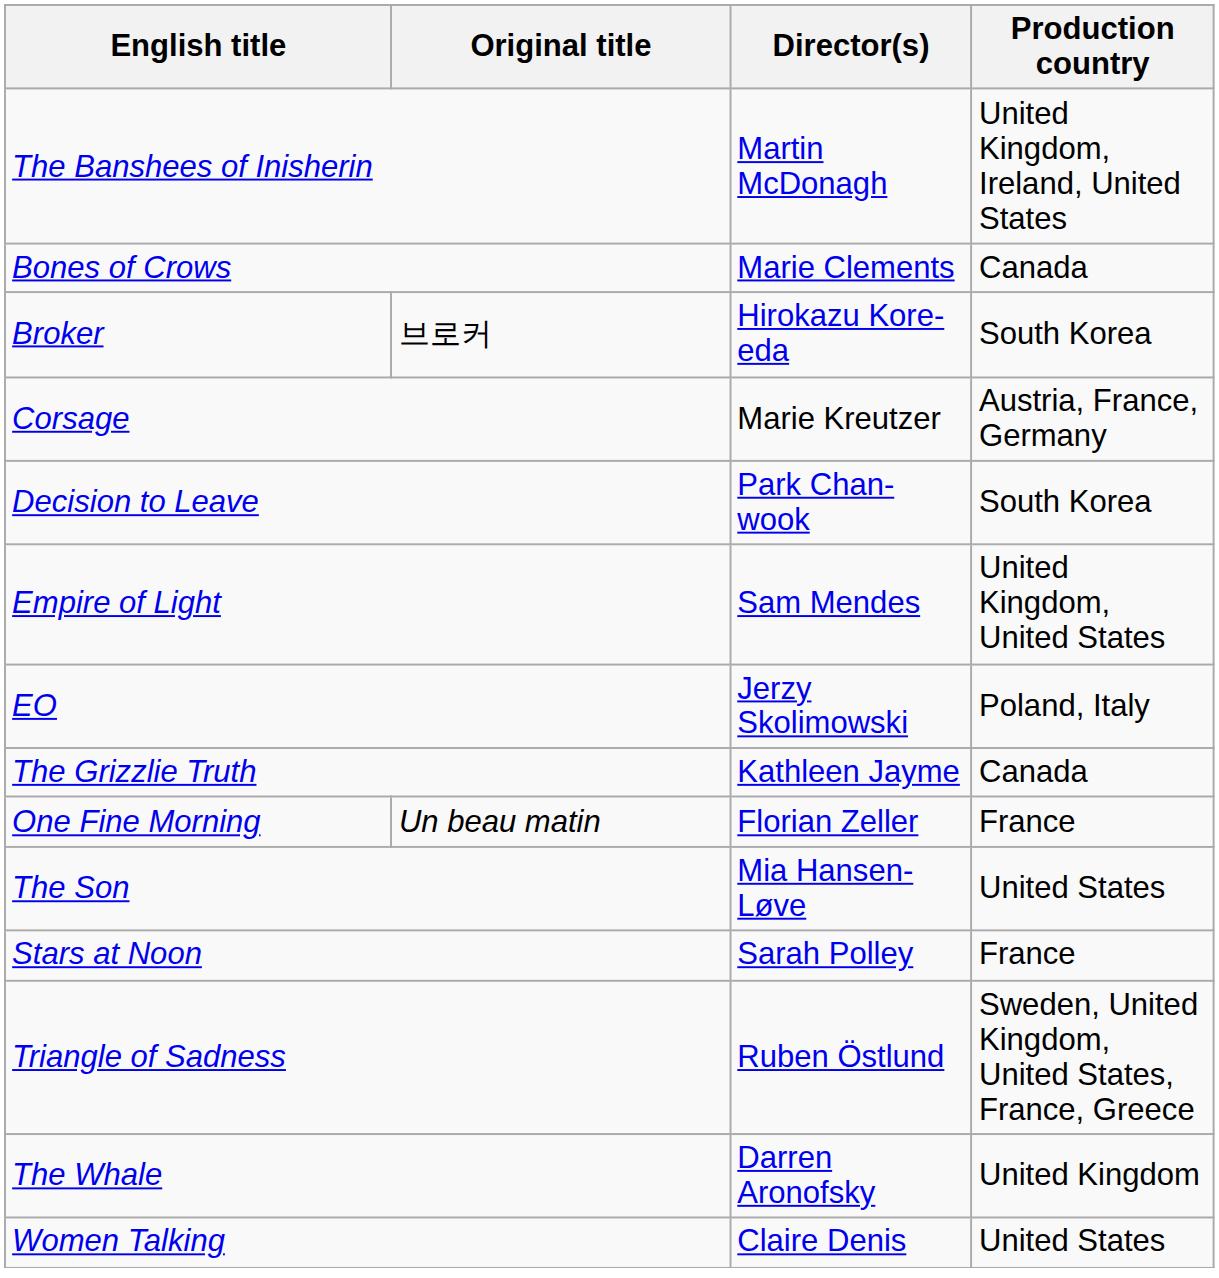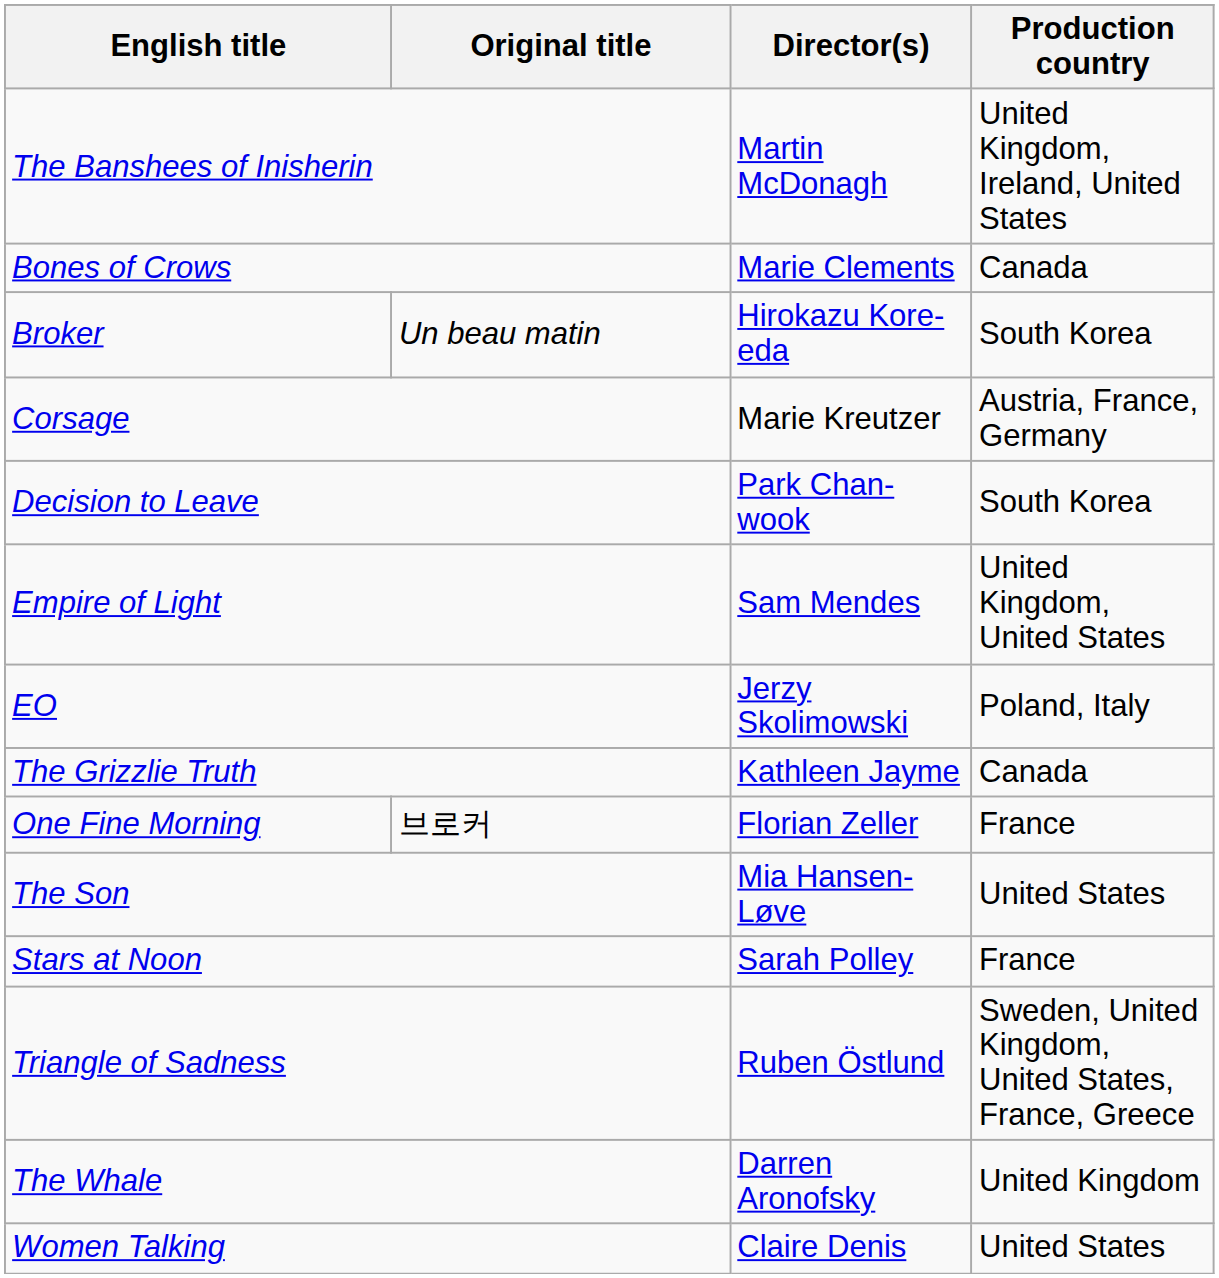(445, 332) 브로커 -> (500, 333) Un beau matin
(500, 821) Un beau matin -> (445, 823) 브로커
